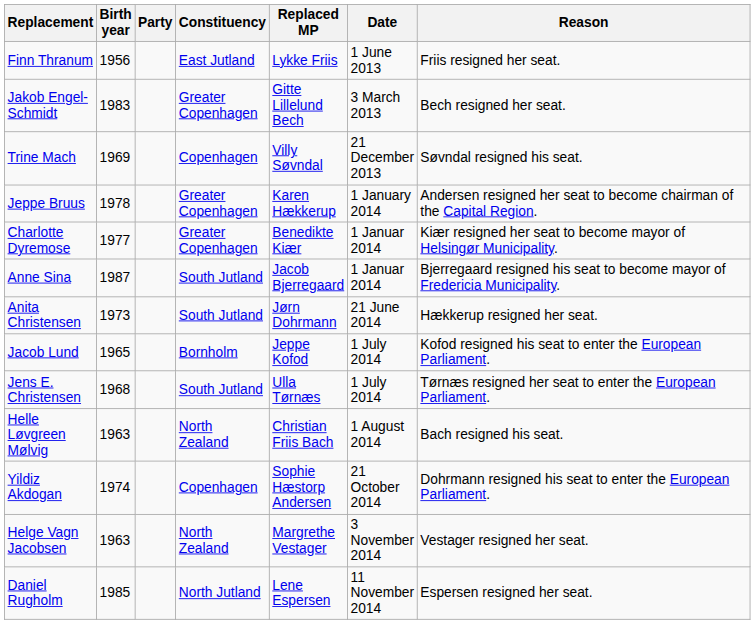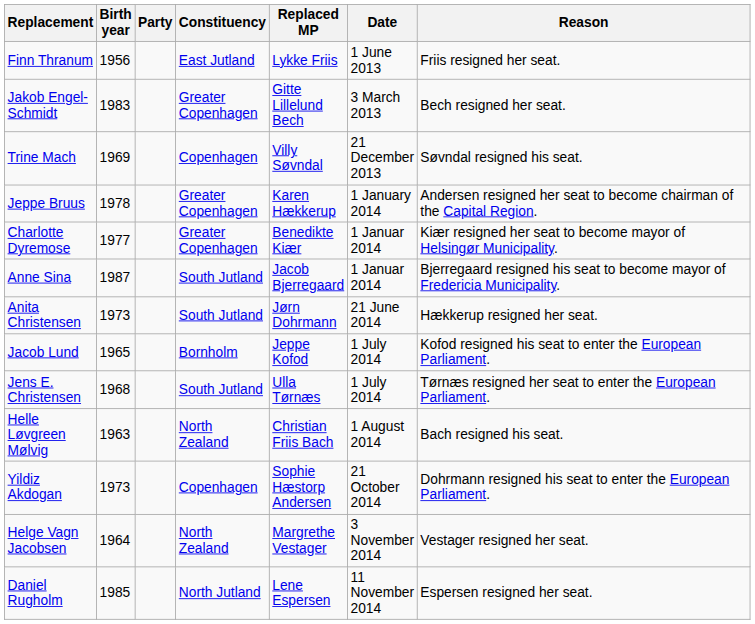(115, 487) 1974 -> (115, 487) 1973
(115, 540) 1963 -> (115, 540) 1964
